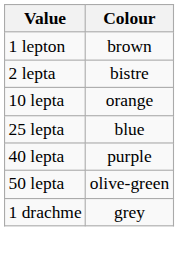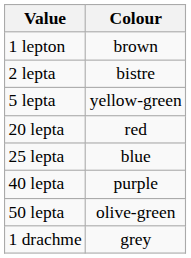+ row: (32, 101)
- row: (36, 101)
+ row: (36, 128)
